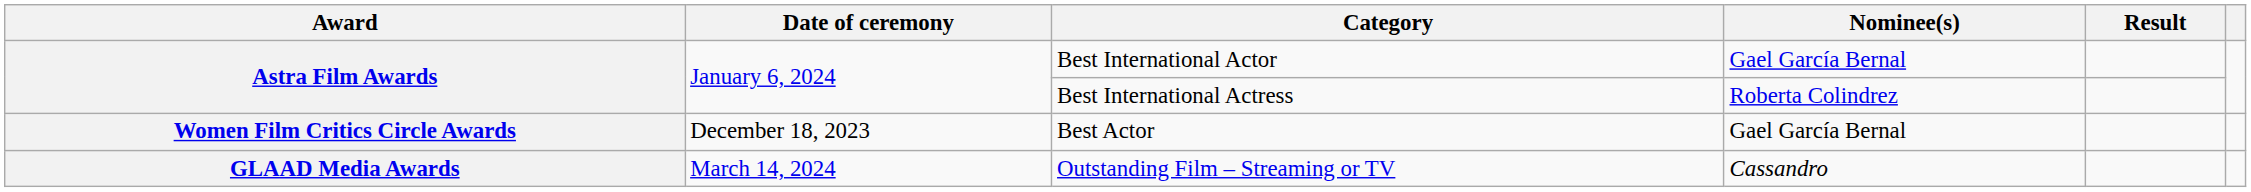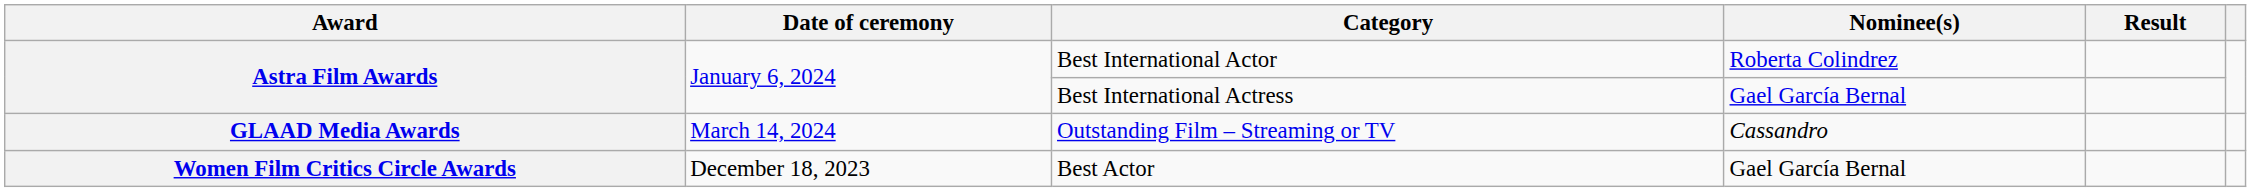(1818, 58) Gael García Bernal -> (1814, 58) Roberta Colindrez
(1814, 95) Roberta Colindrez -> (1818, 95) Gael García Bernal
rows swapped: (1226, 167) <-> (1106, 131)
